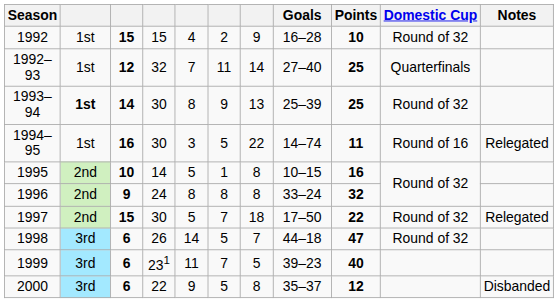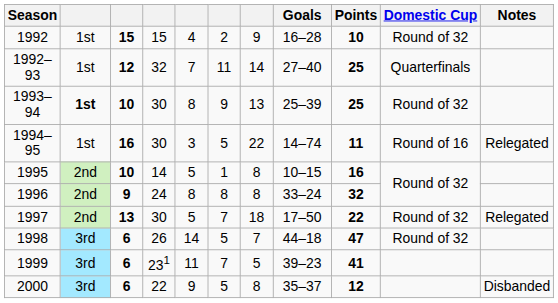(127, 105) 14 -> (127, 105) 10
(127, 217) 15 -> (127, 217) 13
(356, 263) 40 -> (356, 263) 41
